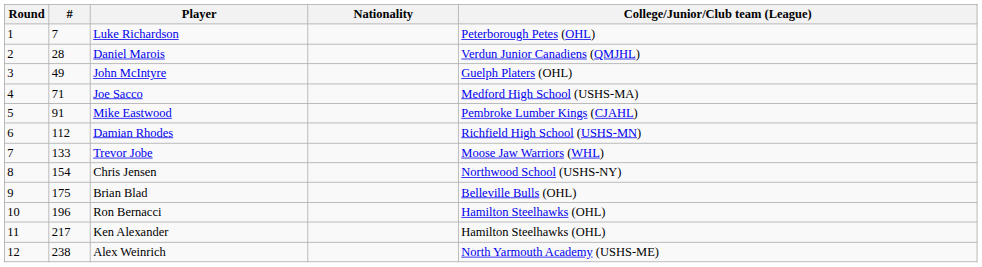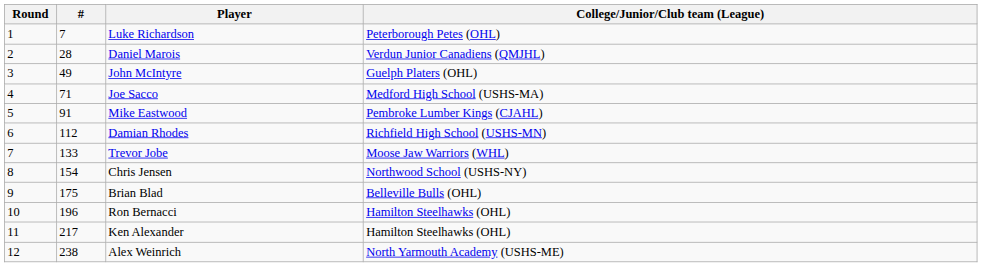- column: (383, 14)
